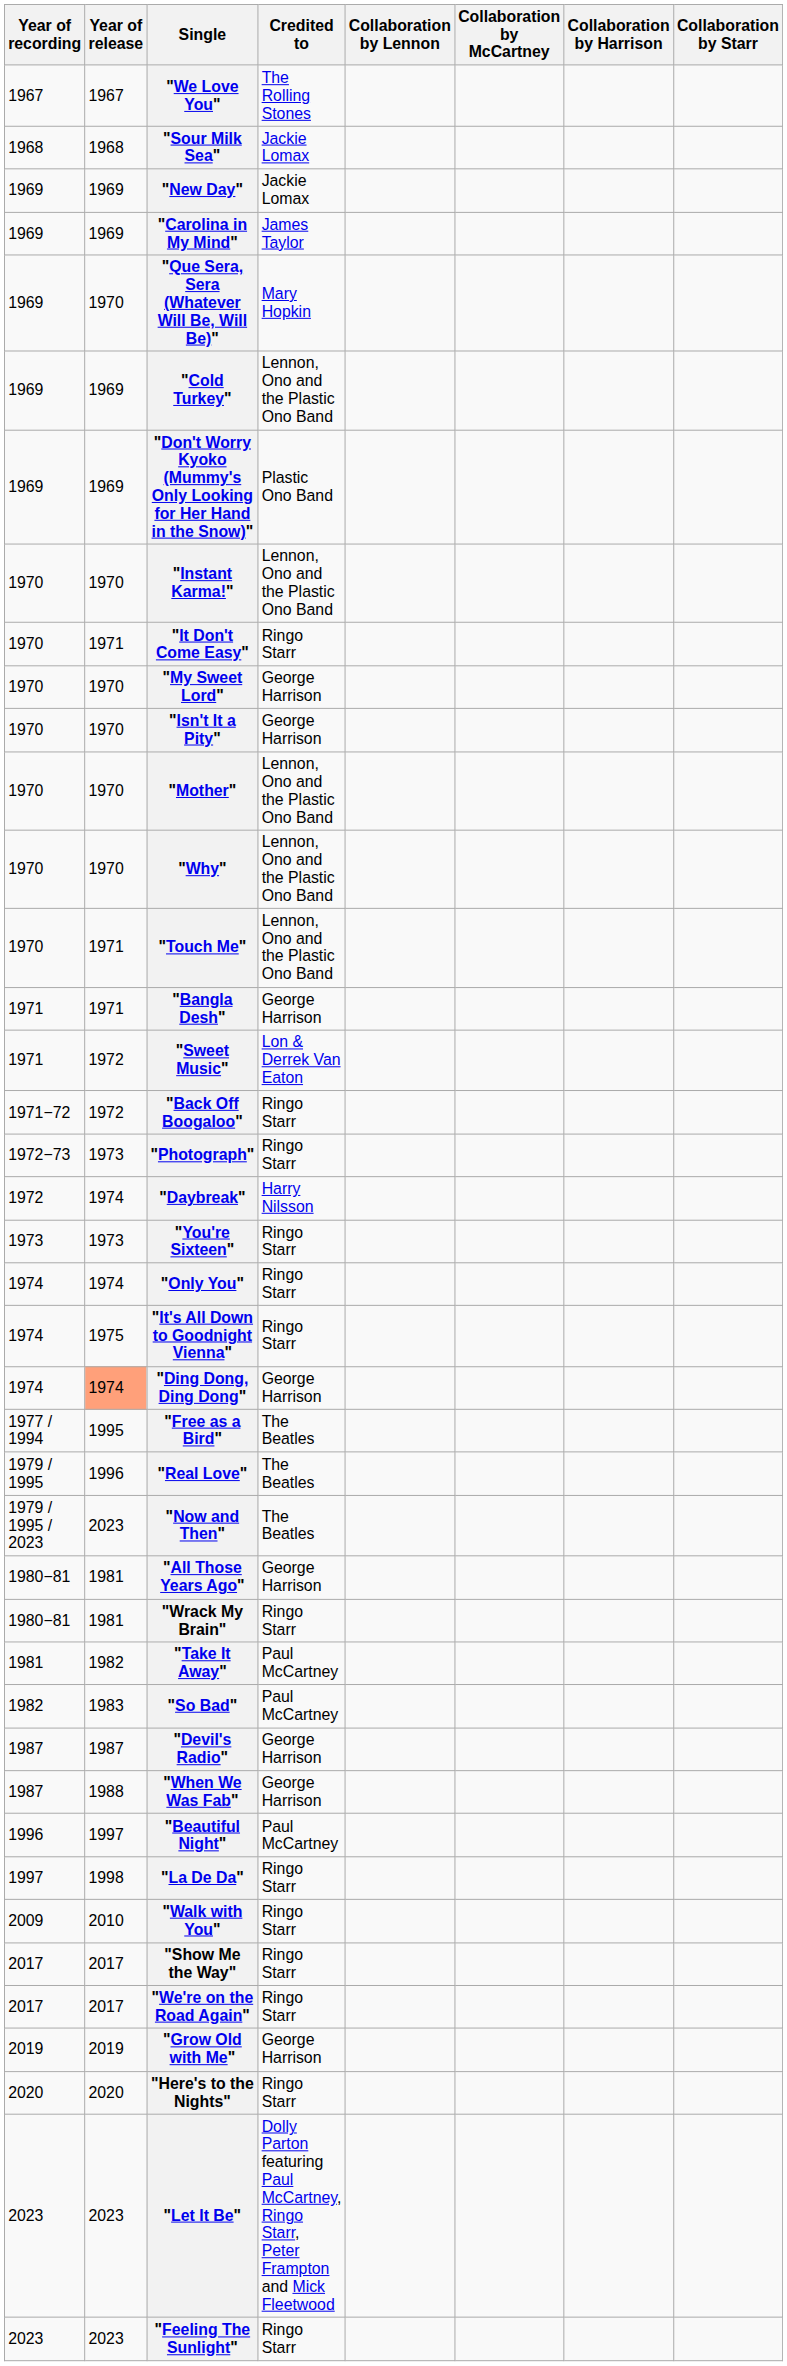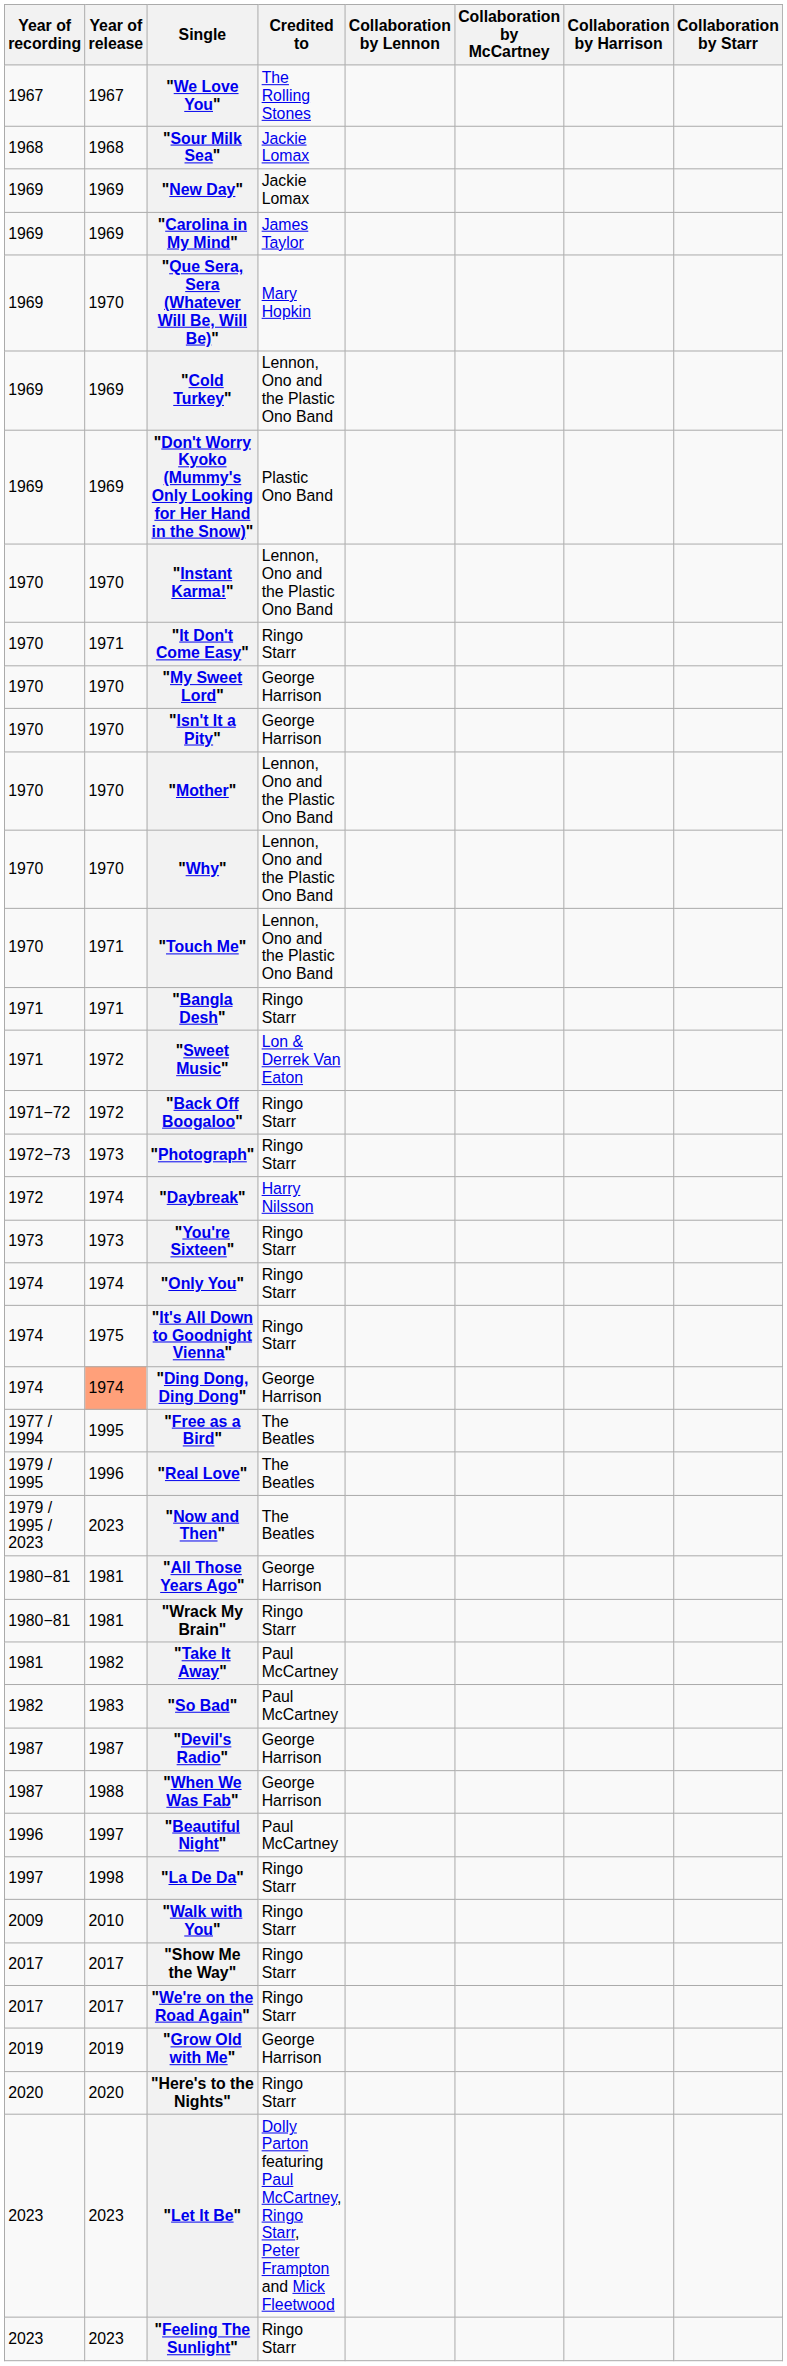(292, 1008) George Harrison -> (282, 1008) Ringo Starr
